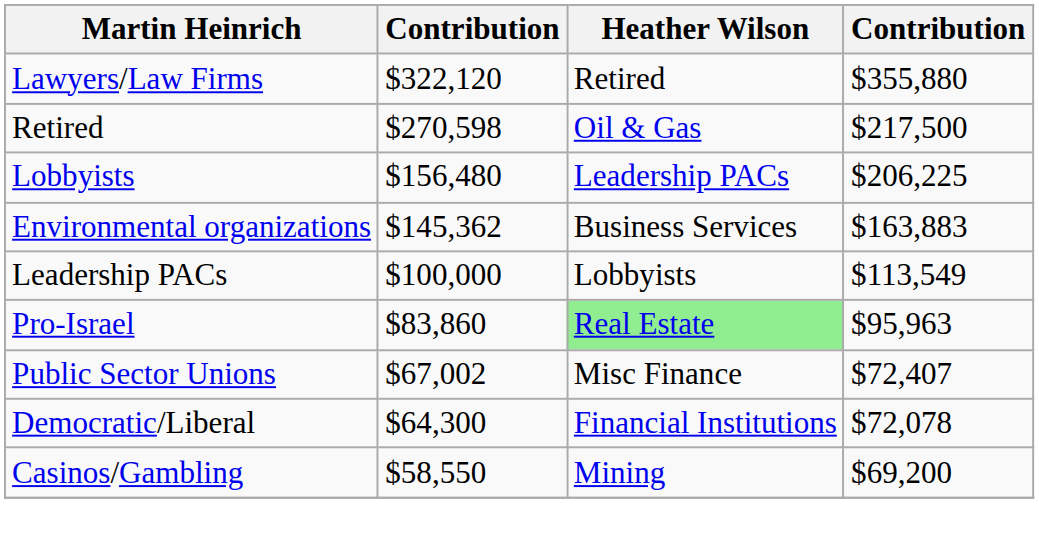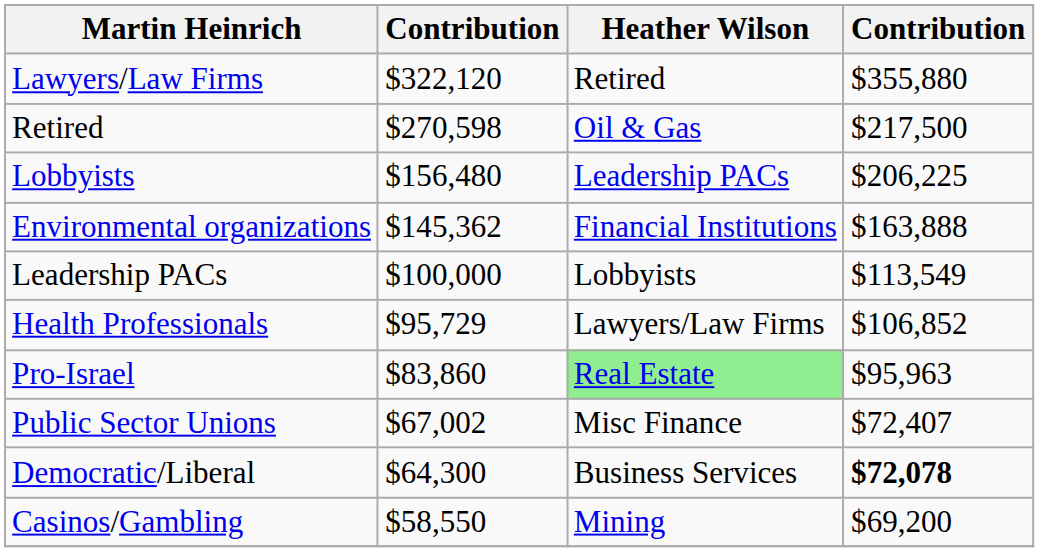(686, 226) Business Services -> (705, 226) Financial Institutions
(909, 226) $163,883 -> (909, 226) $163,888
+ row: (140, 324)
(705, 422) Financial Institutions -> (686, 472) Business Services
(902, 422) normal -> (902, 472) bold
